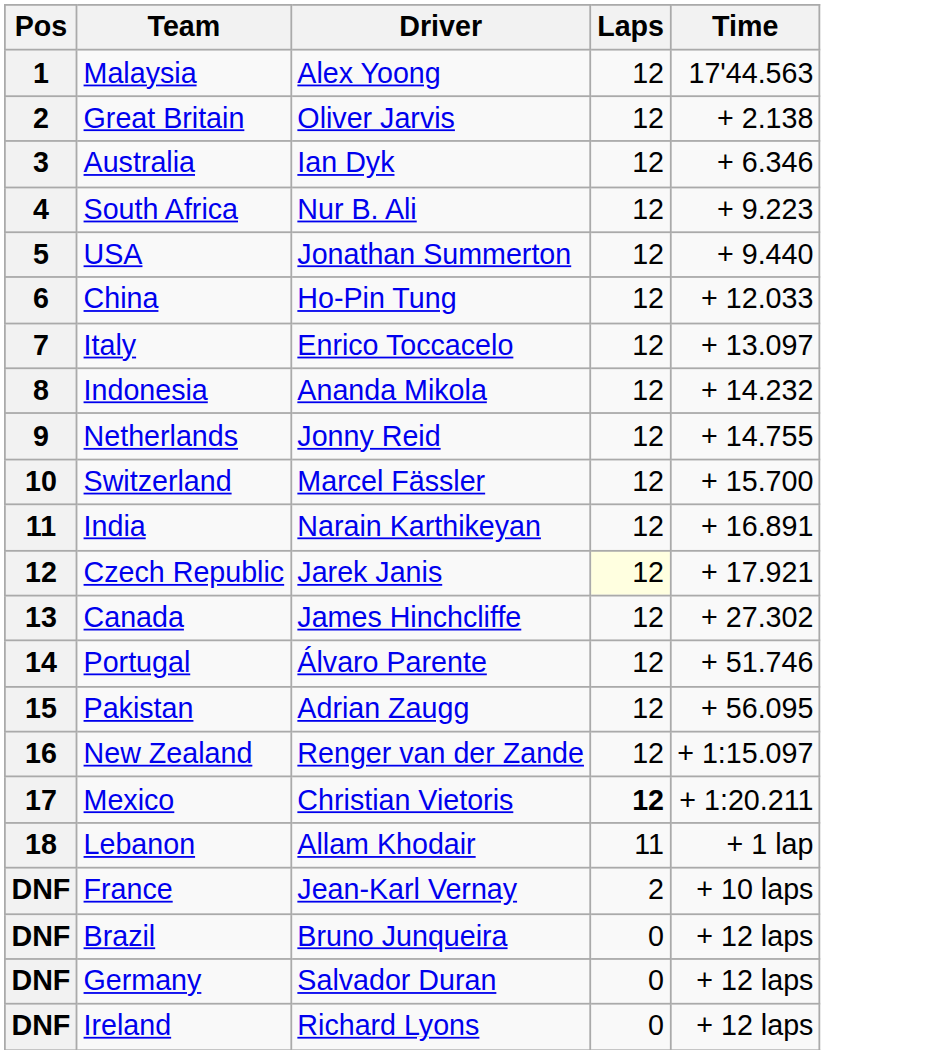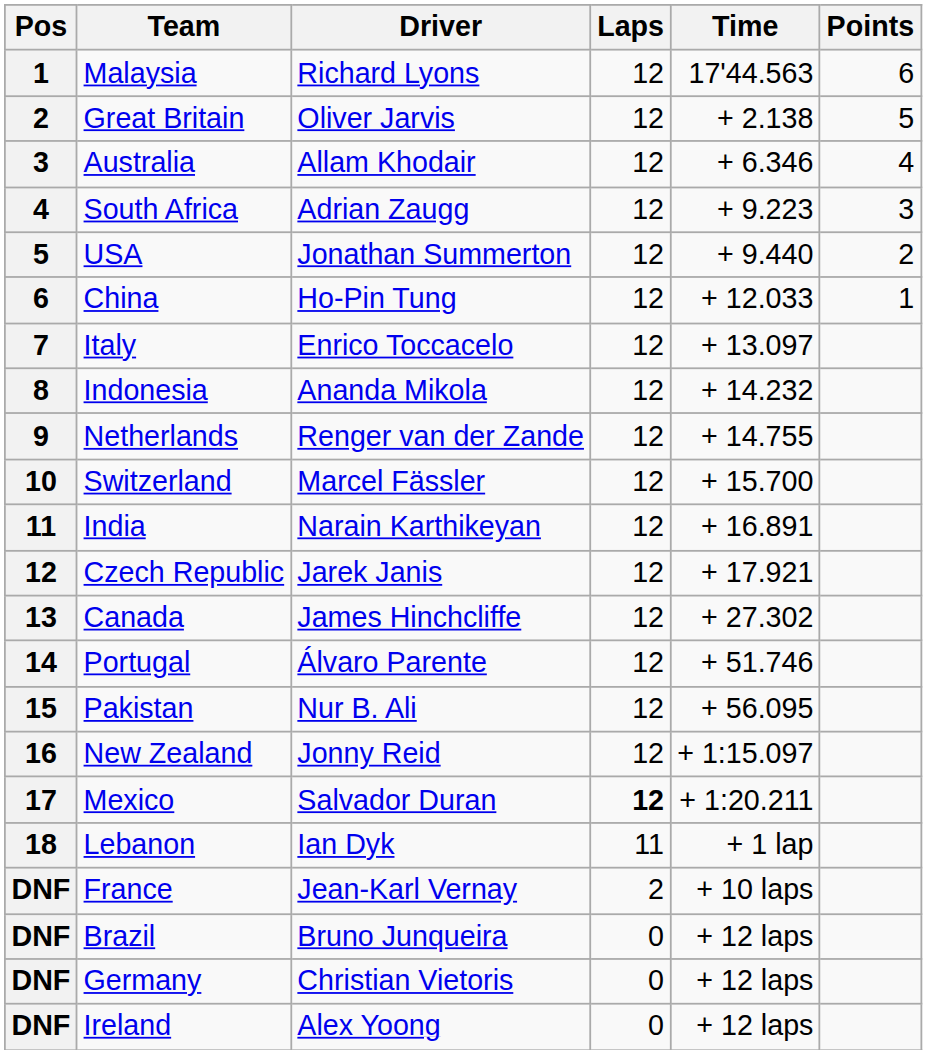+ column: (870, 27)
(369, 72) Alex Yoong -> (388, 72) Richard Lyons
(346, 163) Ian Dyk -> (387, 163) Allam Khodair
(357, 208) Nur B. Ali -> (383, 208) Adrian Zaugg
(369, 436) Jonny Reid -> (441, 436) Renger van der Zande
(648, 572) lightyellow background -> (648, 572) no background
(383, 708) Adrian Zaugg -> (357, 708) Nur B. Ali
(441, 753) Renger van der Zande -> (369, 753) Jonny Reid
(405, 799) Christian Vietoris -> (397, 799) Salvador Duran
(387, 844) Allam Khodair -> (346, 844) Ian Dyk
(397, 981) Salvador Duran -> (405, 981) Christian Vietoris
(388, 1026) Richard Lyons -> (369, 1026) Alex Yoong
